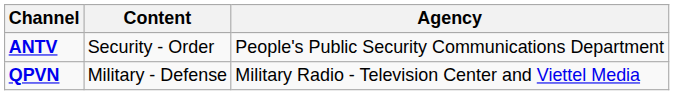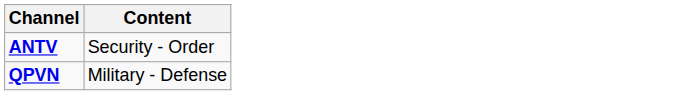- column: (450, 18)
